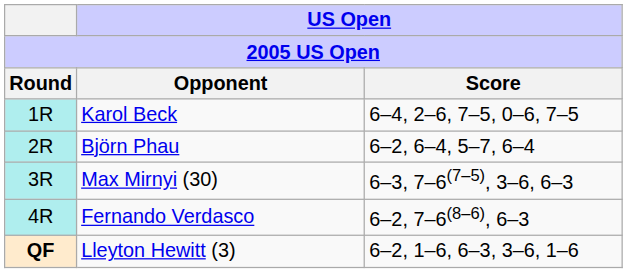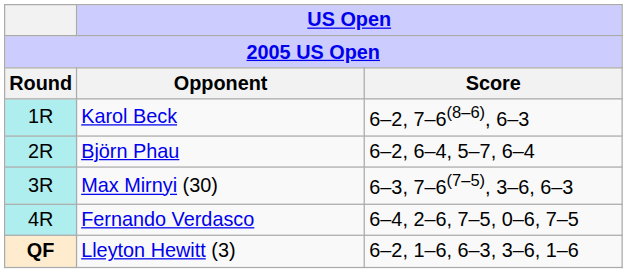(474, 114) 6–4, 2–6, 7–5, 0–6, 7–5 -> (449, 117) 6–2, 7–6(8–6), 6–3
(449, 217) 6–2, 7–6(8–6), 6–3 -> (474, 219) 6–4, 2–6, 7–5, 0–6, 7–5
